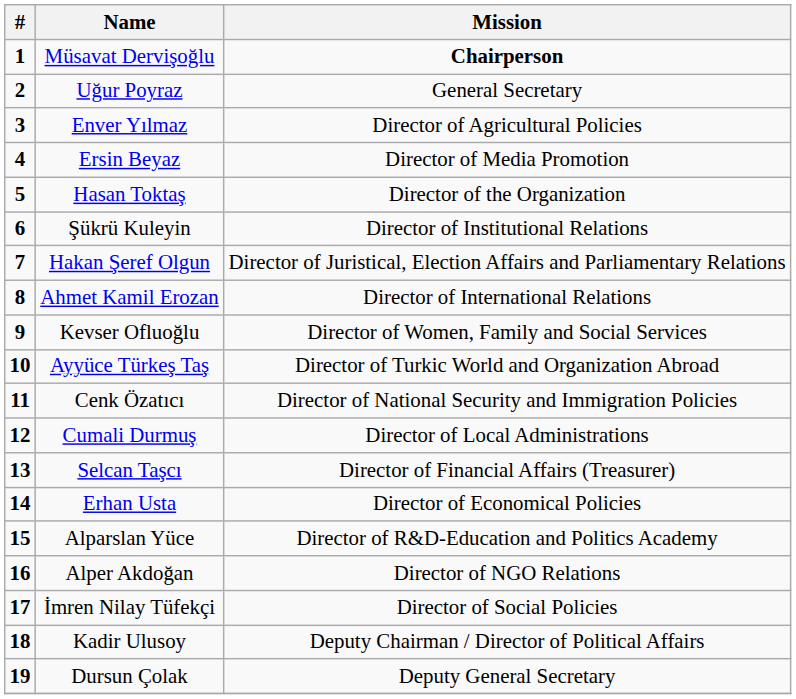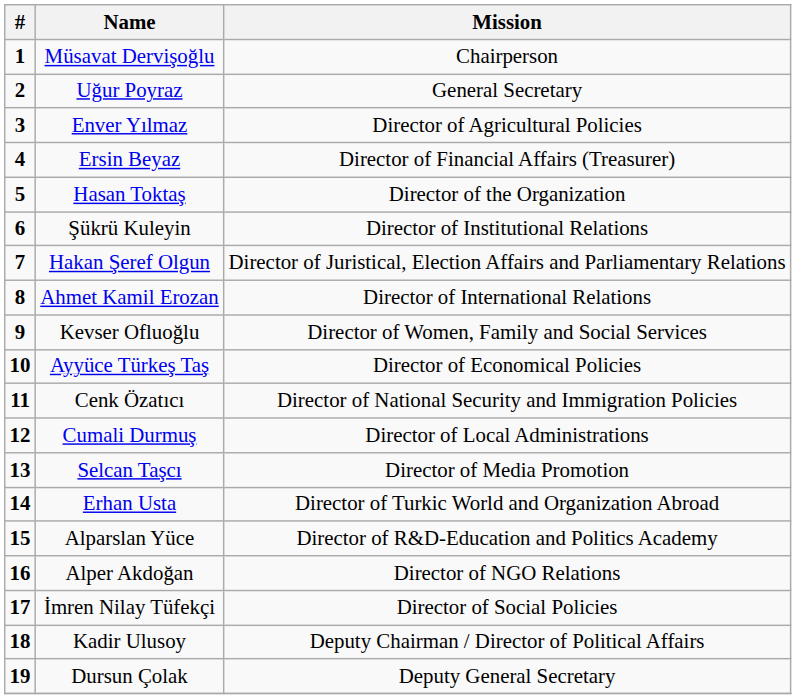(507, 56) bold -> (507, 56) normal
(507, 159) Director of Media Promotion -> (507, 159) Director of Financial Affairs (Treasurer)
(507, 366) Director of Turkic World and Organization Abroad -> (507, 366) Director of Economical Policies
(507, 469) Director of Financial Affairs (Treasurer) -> (507, 469) Director of Media Promotion
(507, 504) Director of Economical Policies -> (507, 504) Director of Turkic World and Organization Abroad
